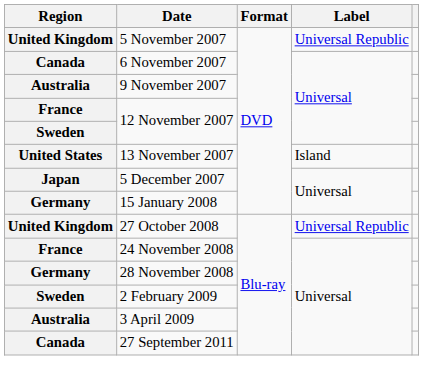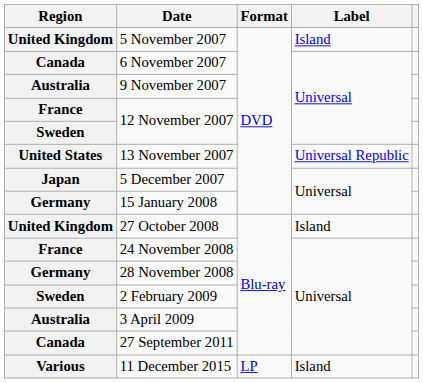(352, 39) Universal Republic -> (313, 39) Island
(313, 156) Island -> (352, 156) Universal Republic
(352, 226) Universal Republic -> (313, 226) Island
+ row: (60, 366)
